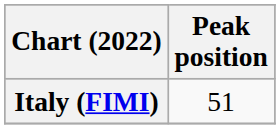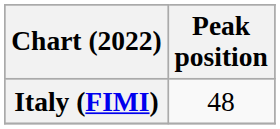(221, 100) 51 -> (221, 100) 48
